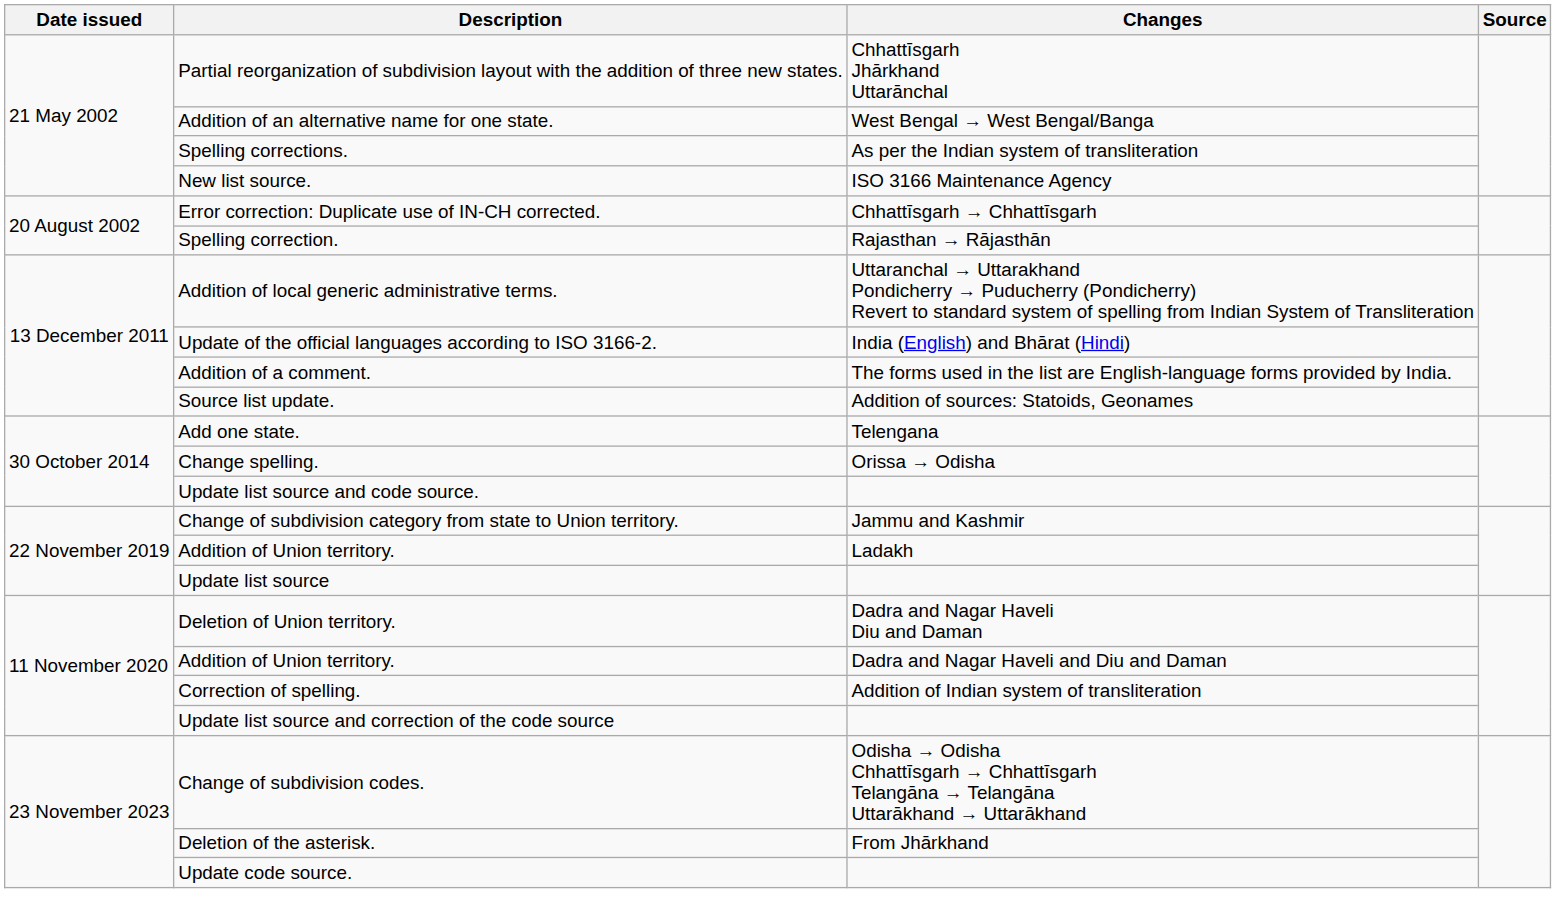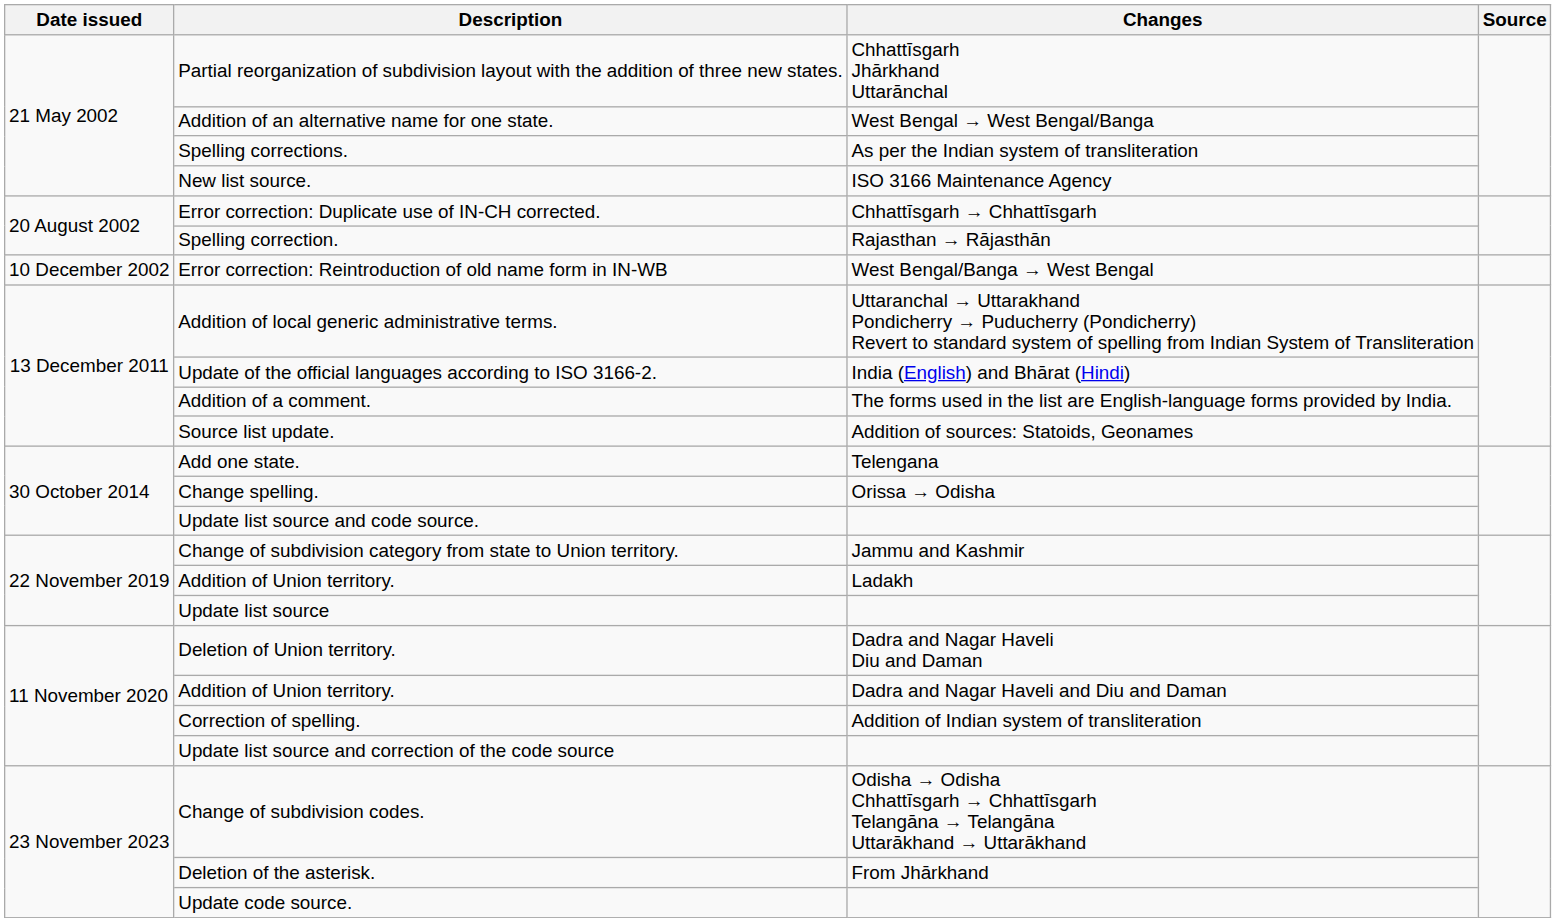+ row: (423, 270)
